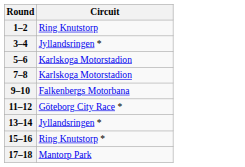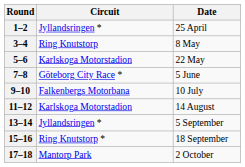+ column: (207, 12)
(68, 28) Ring Knutstorp -> (70, 28) Jyllandsringen *
(70, 44) Jyllandsringen * -> (68, 44) Ring Knutstorp
(85, 75) Karlskoga Motorstadion -> (80, 75) Göteborg City Race *
(80, 107) Göteborg City Race * -> (85, 107) Karlskoga Motorstadion
